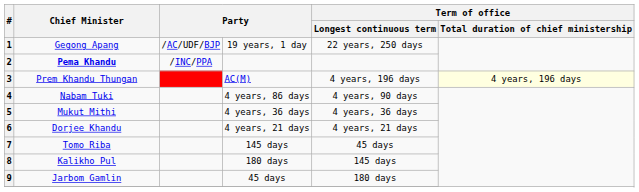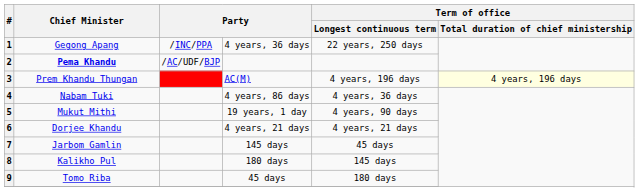(191, 45) /AC/UDF/BJP -> (191, 45) /INC/PPA
(267, 45) 19 years, 1 day -> (267, 45) 4 years, 36 days
(191, 62) /INC/PPA -> (191, 62) /AC/UDF/BJP
(375, 95) 4 years, 90 days -> (375, 95) 4 years, 36 days
(267, 112) 4 years, 36 days -> (267, 112) 19 years, 1 day
(375, 112) 4 years, 36 days -> (375, 112) 4 years, 90 days
(87, 145) Tomo Riba -> (87, 145) Jarbom Gamlin
(87, 178) Jarbom Gamlin -> (87, 178) Tomo Riba
